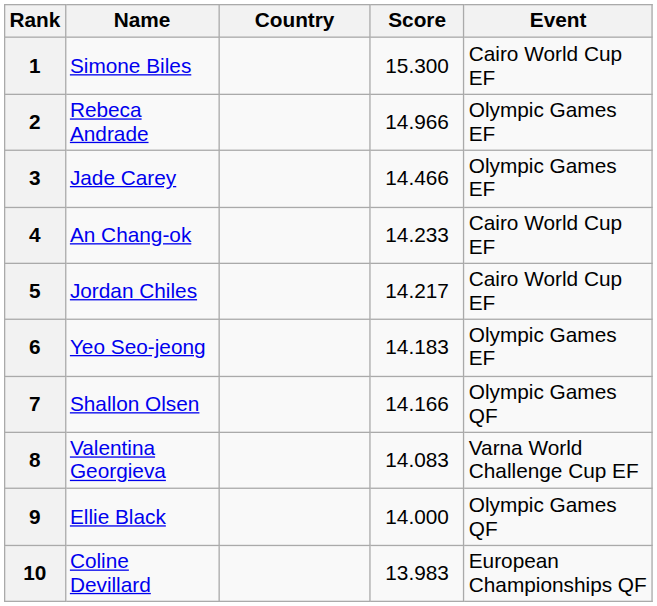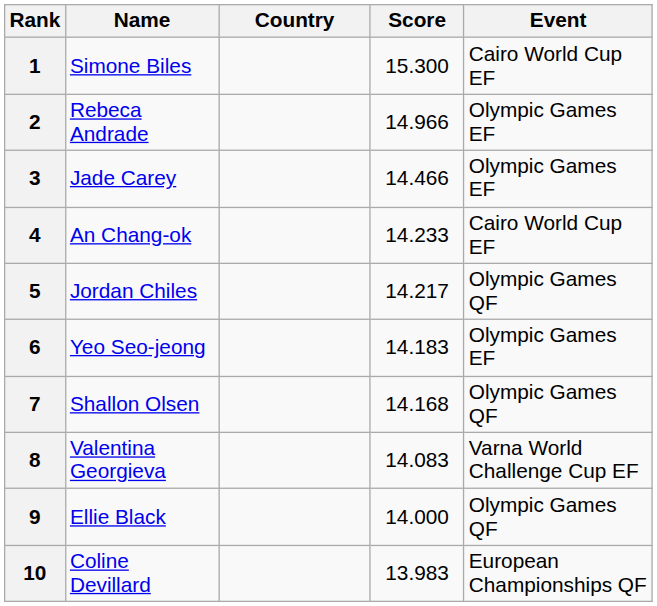(545, 291) Cairo World Cup EF -> (543, 291) Olympic Games QF
(417, 404) 14.166 -> (417, 404) 14.168
